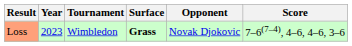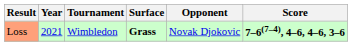(52, 31) 2023 -> (52, 31) 2021
(295, 31) normal -> (295, 31) bold
